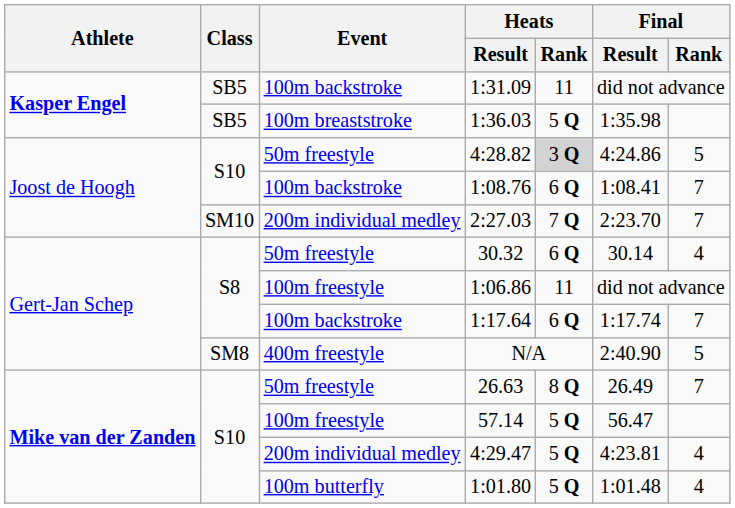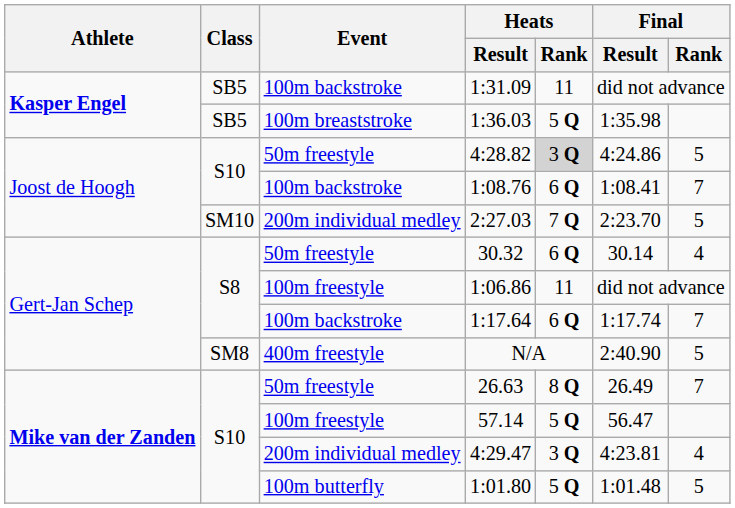(699, 221) 7 -> (699, 221) 5
(564, 453) 5 Q -> (564, 453) 3 Q
(699, 487) 4 -> (699, 487) 5
